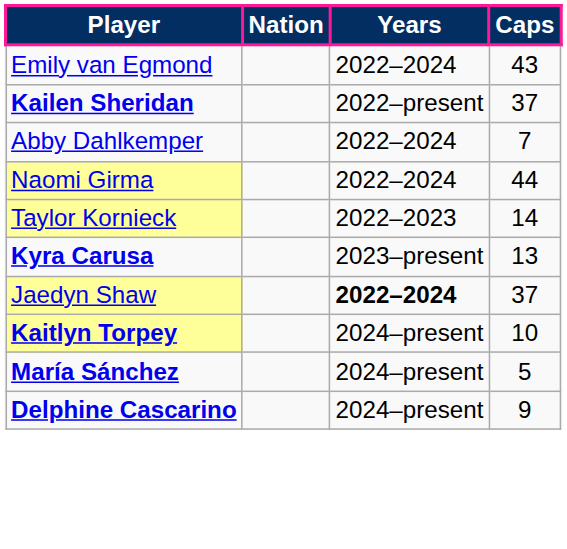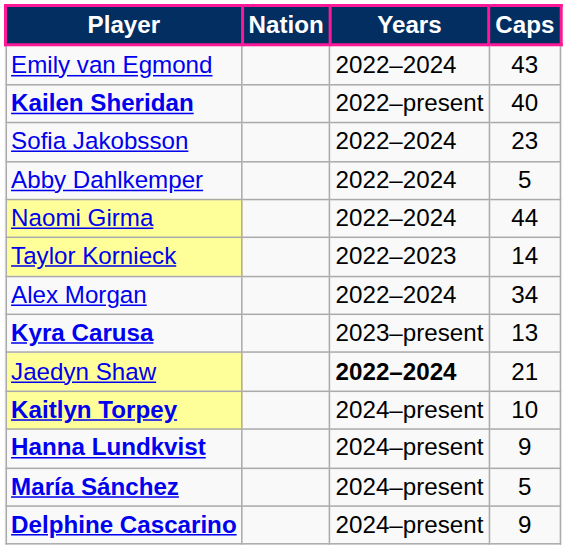(525, 103) 37 -> (525, 103) 40
+ row: (100, 141)
(525, 141) 7 -> (525, 179) 5
+ row: (79, 294)
(525, 294) 37 -> (525, 371) 21
+ row: (108, 448)
